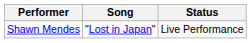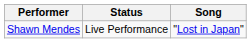columns swapped: (120, 12) <-> (202, 12)
